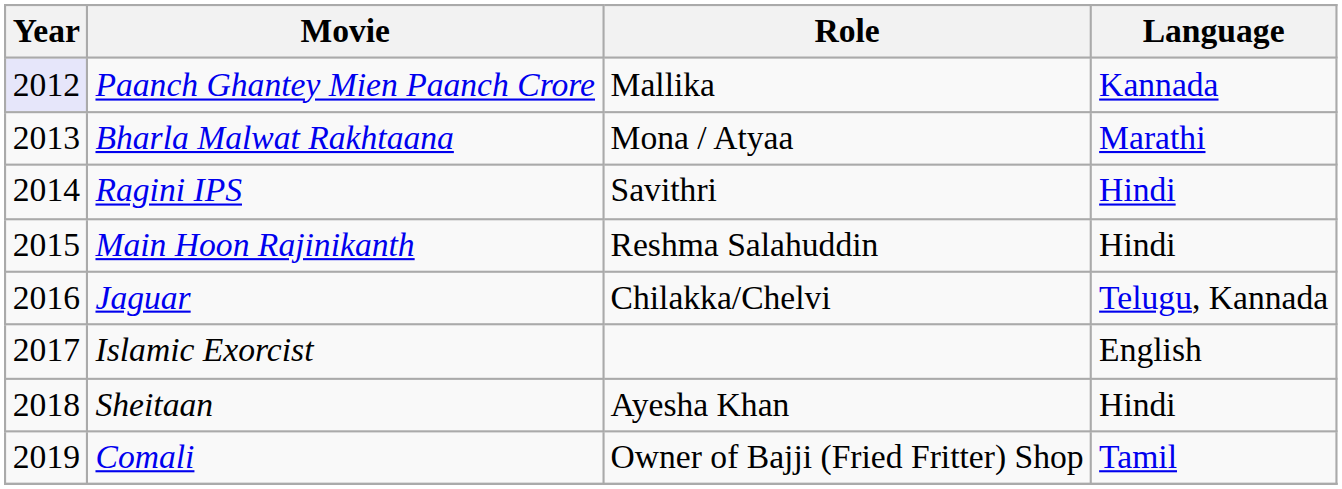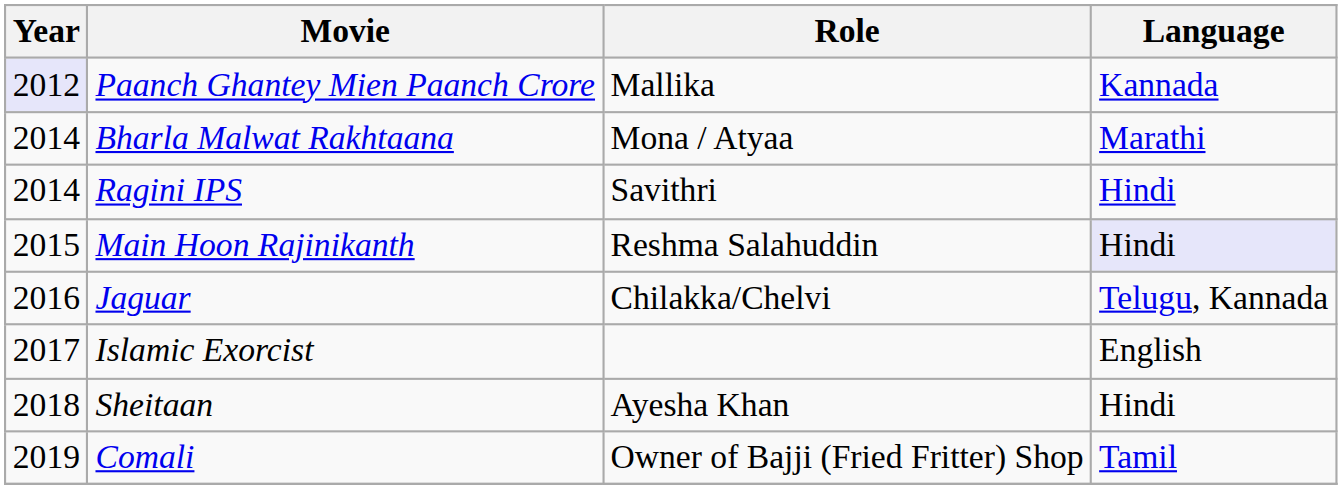(46, 137) 2013 -> (46, 137) 2014
(1137, 244) no background -> (1137, 244) lavender background
